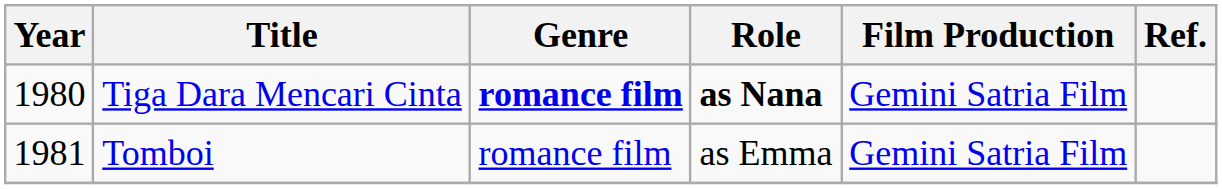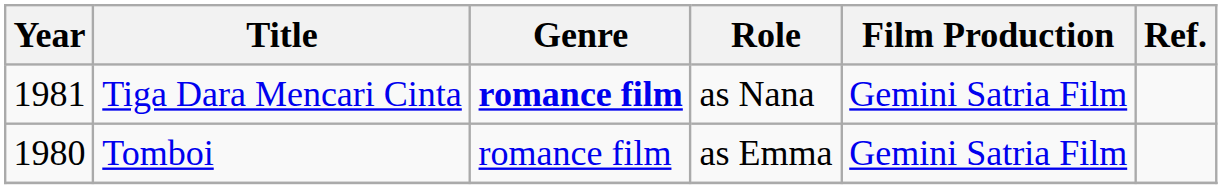(50, 93) 1980 -> (50, 93) 1981
(761, 93) bold -> (757, 93) normal
(50, 153) 1981 -> (50, 153) 1980
